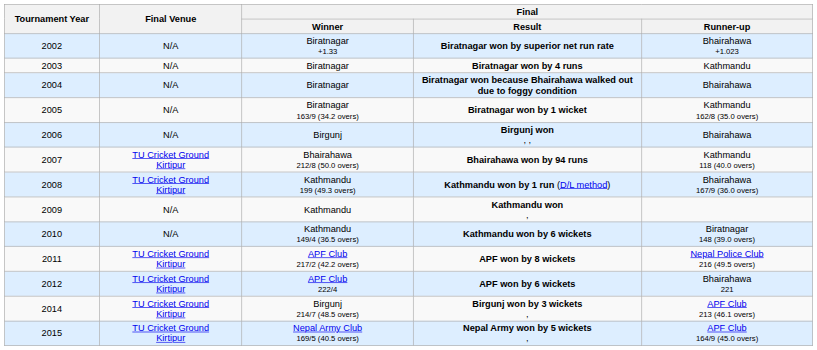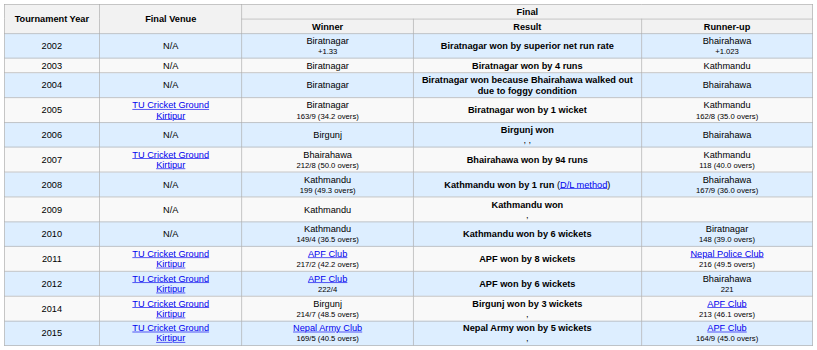(171, 110) N/A -> (171, 110) TU Cricket Ground Kirtipur
(171, 185) TU Cricket Ground Kirtipur -> (171, 185) N/A
